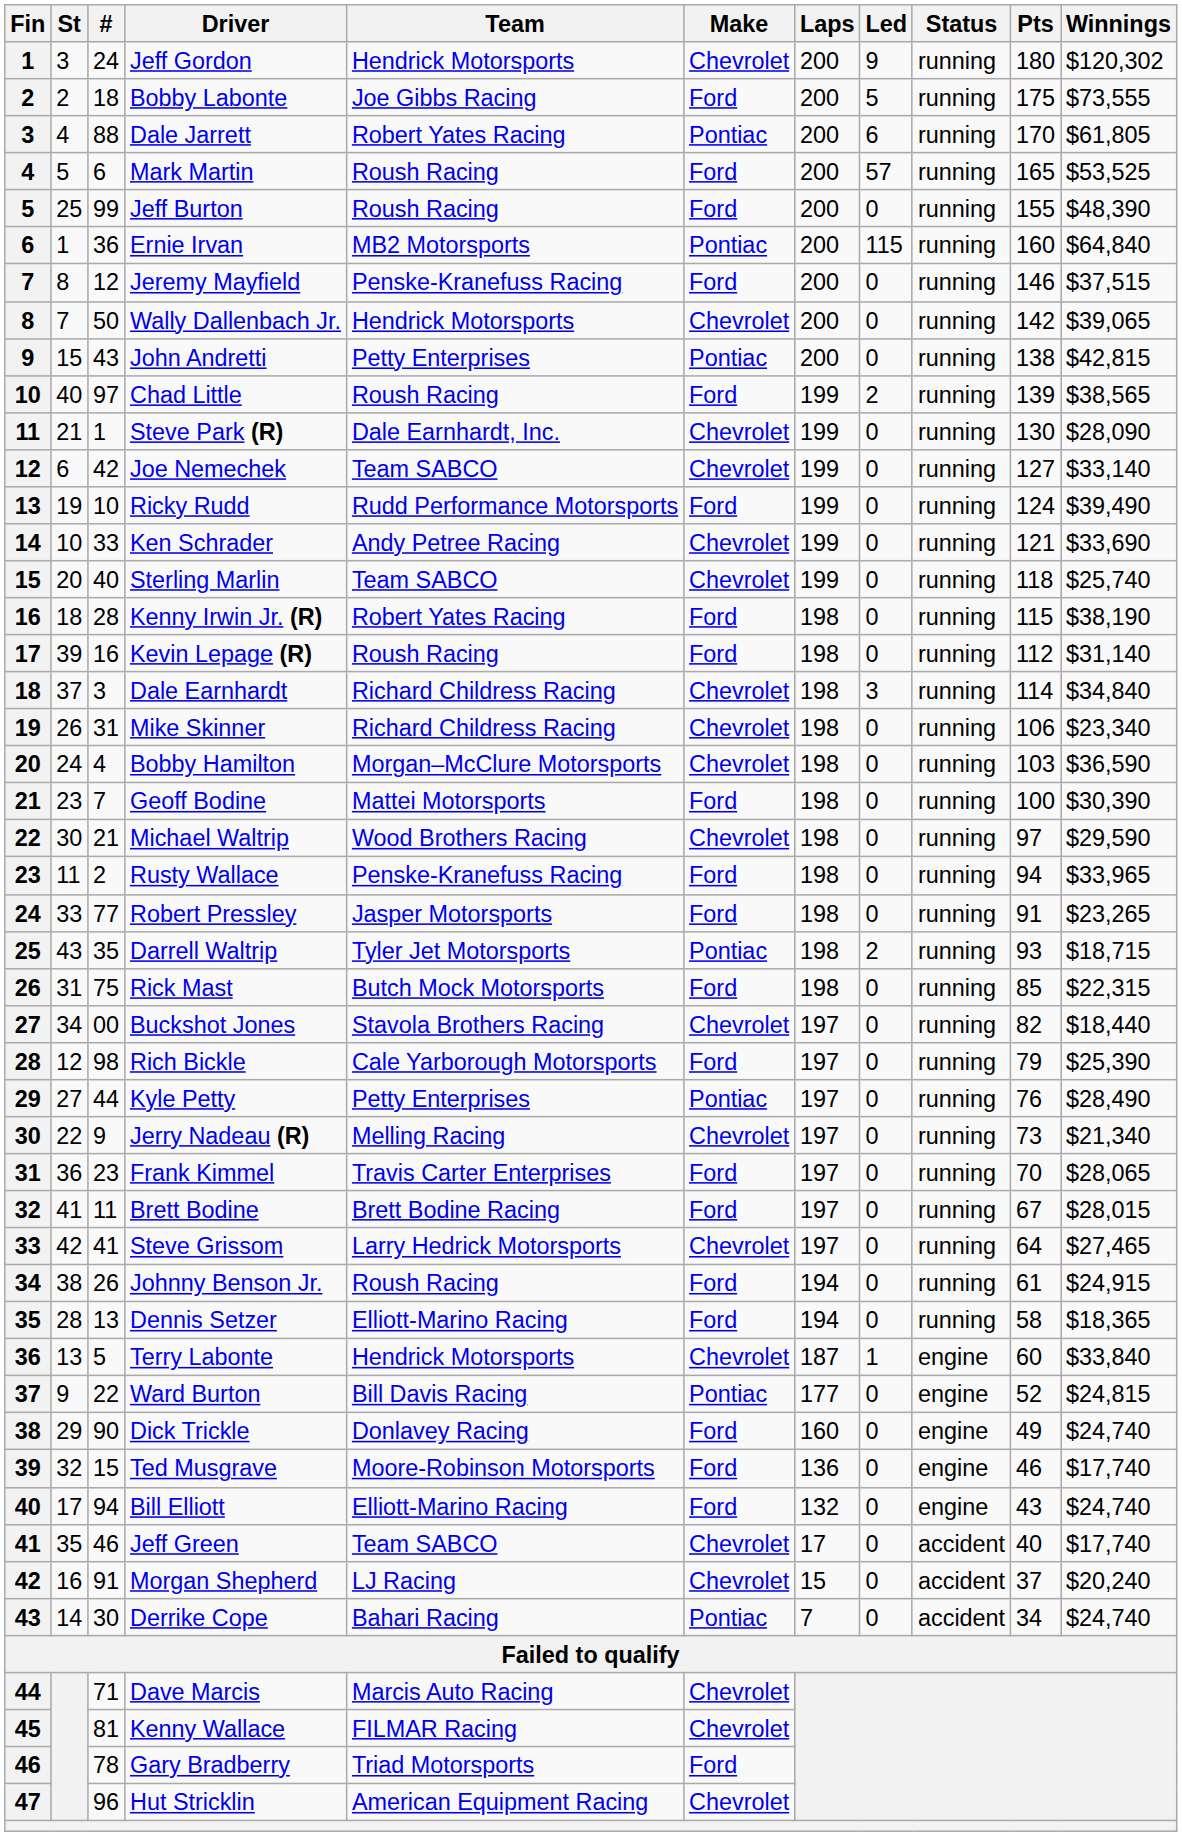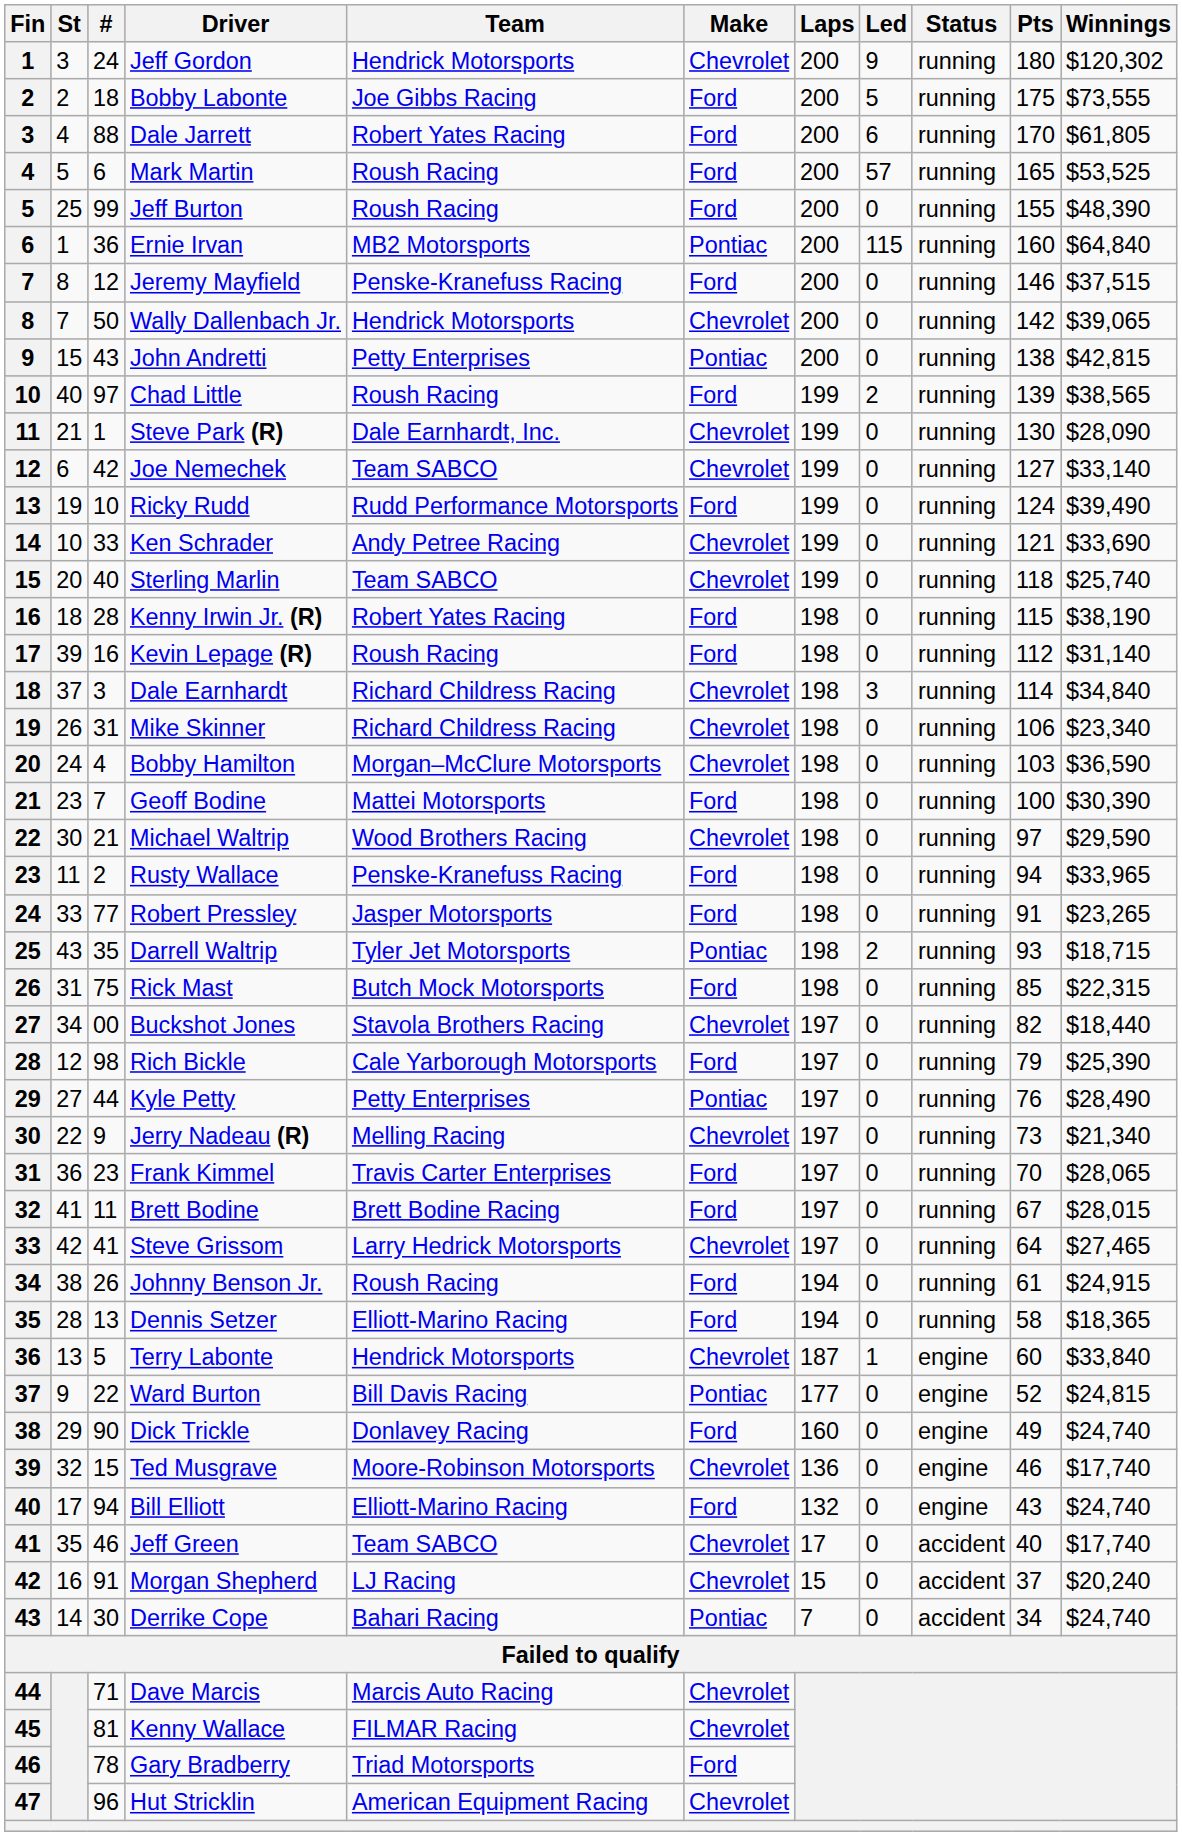(728, 135) Pontiac -> (713, 135) Ford
(713, 1469) Ford -> (739, 1469) Chevrolet
